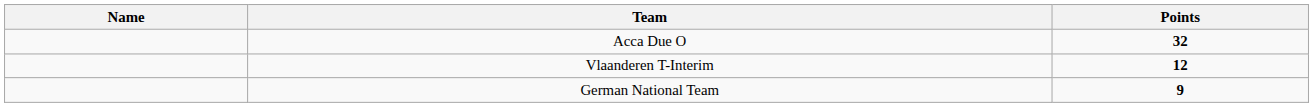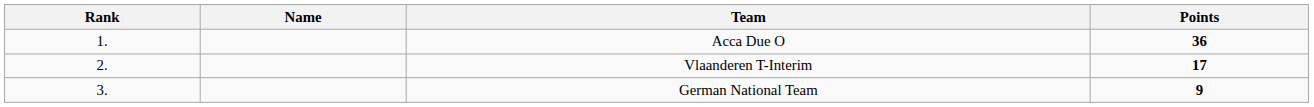+ column: (102, 17)
(1180, 41) 32 -> (1199, 41) 36
(1180, 66) 12 -> (1199, 66) 17
